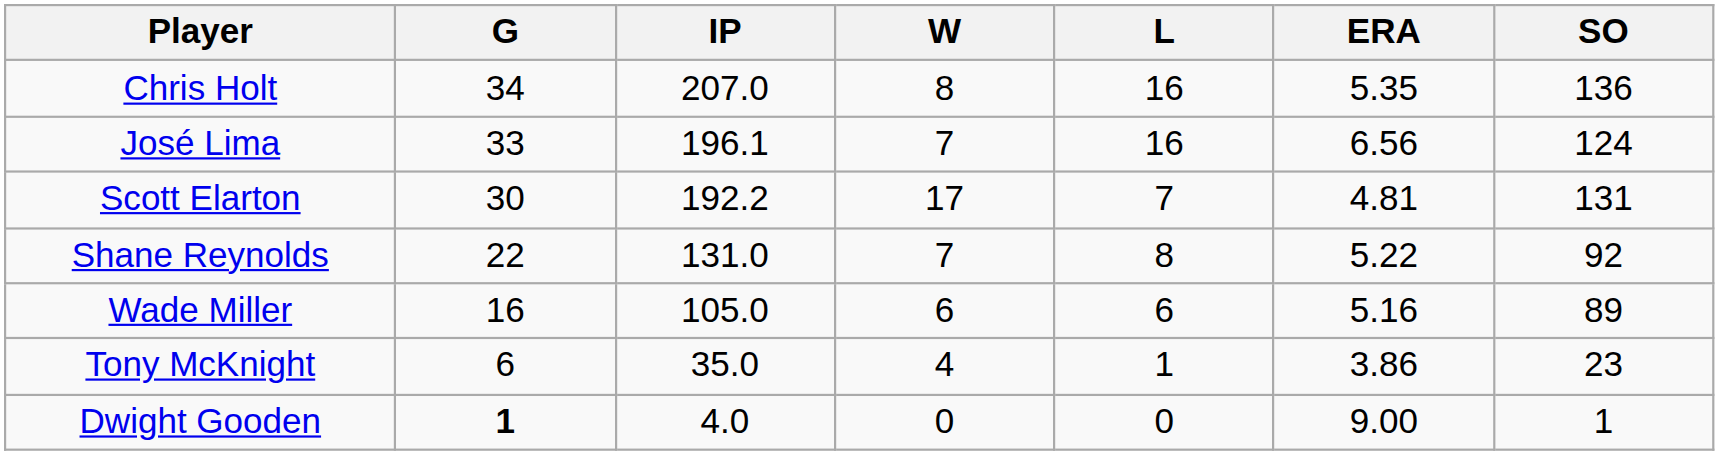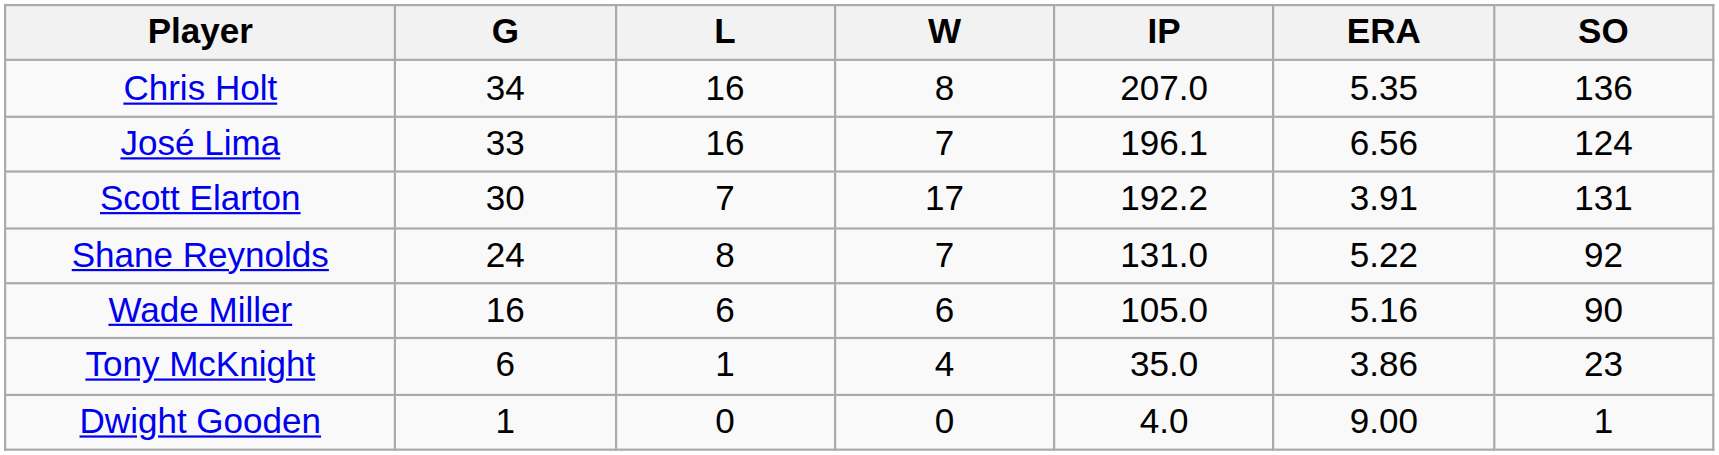columns swapped: (725, 32) <-> (1164, 32)
(1384, 198) 4.81 -> (1384, 198) 3.91
(505, 254) 22 -> (505, 254) 24
(1603, 310) 89 -> (1603, 310) 90
(505, 421) bold -> (505, 421) normal
